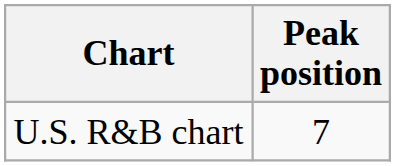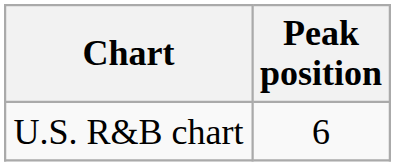(321, 130) 7 -> (321, 130) 6
